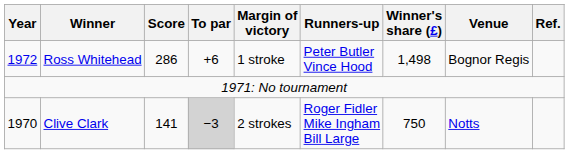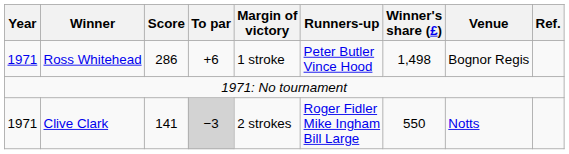(22, 59) 1972 -> (22, 59) 1971
(22, 124) 1970 -> (22, 124) 1971
(414, 124) 750 -> (414, 124) 550
